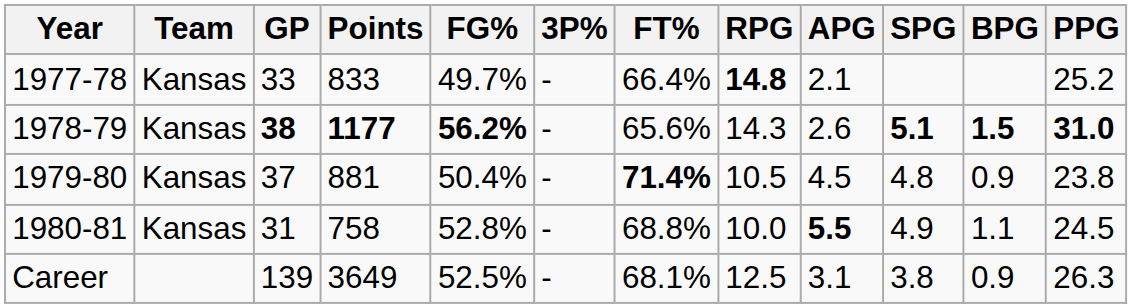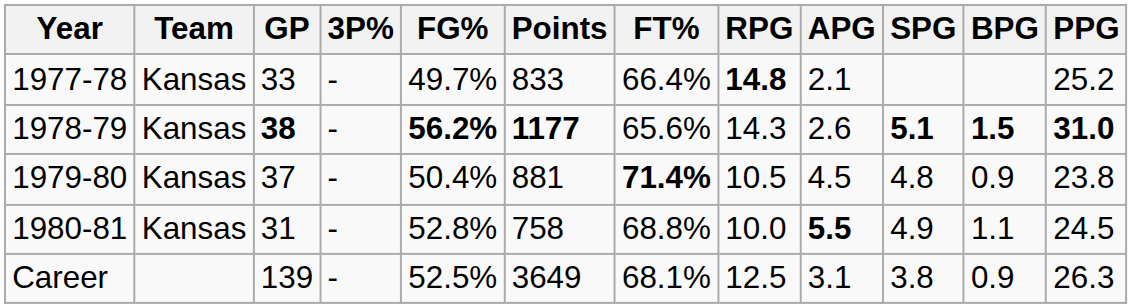columns swapped: (376, 29) <-> (574, 29)
